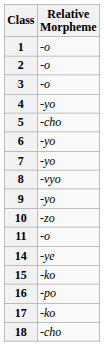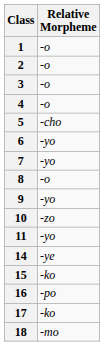(48, 103) -yo -> (45, 103) -o
(50, 179) -vyo -> (45, 179) -o
(45, 236) -o -> (48, 236) -yo
(51, 332) -cho -> (49, 332) -mo
